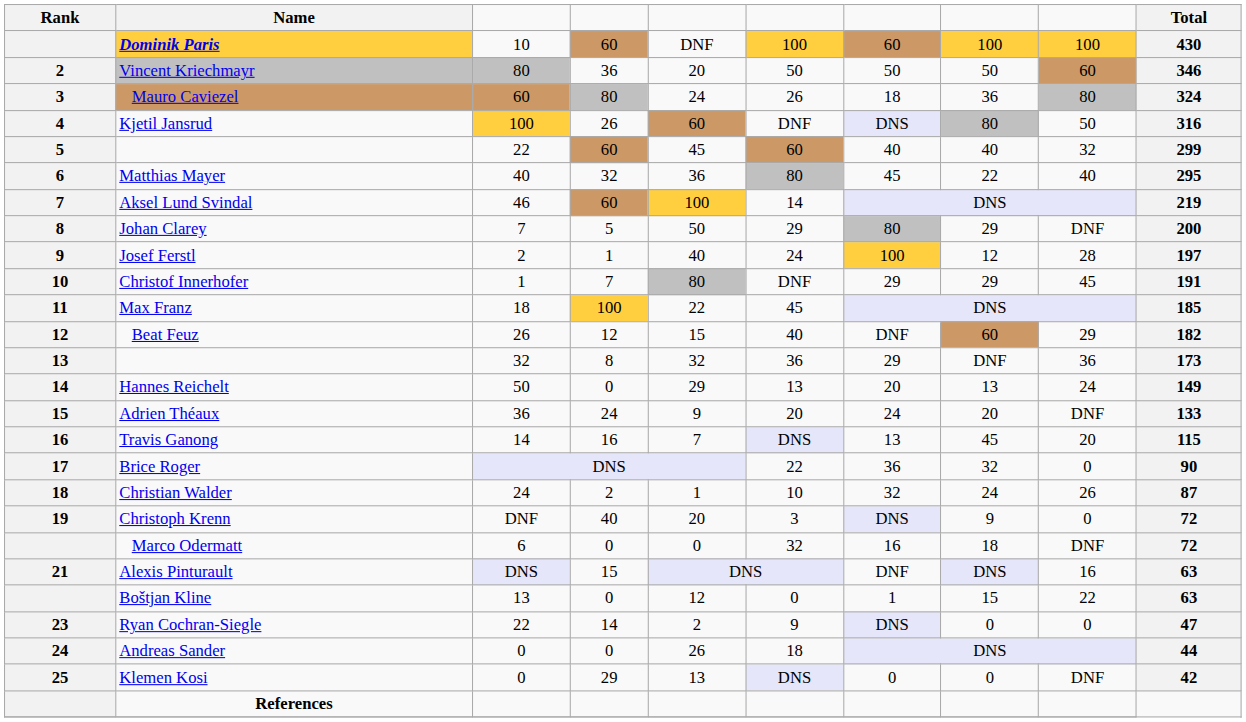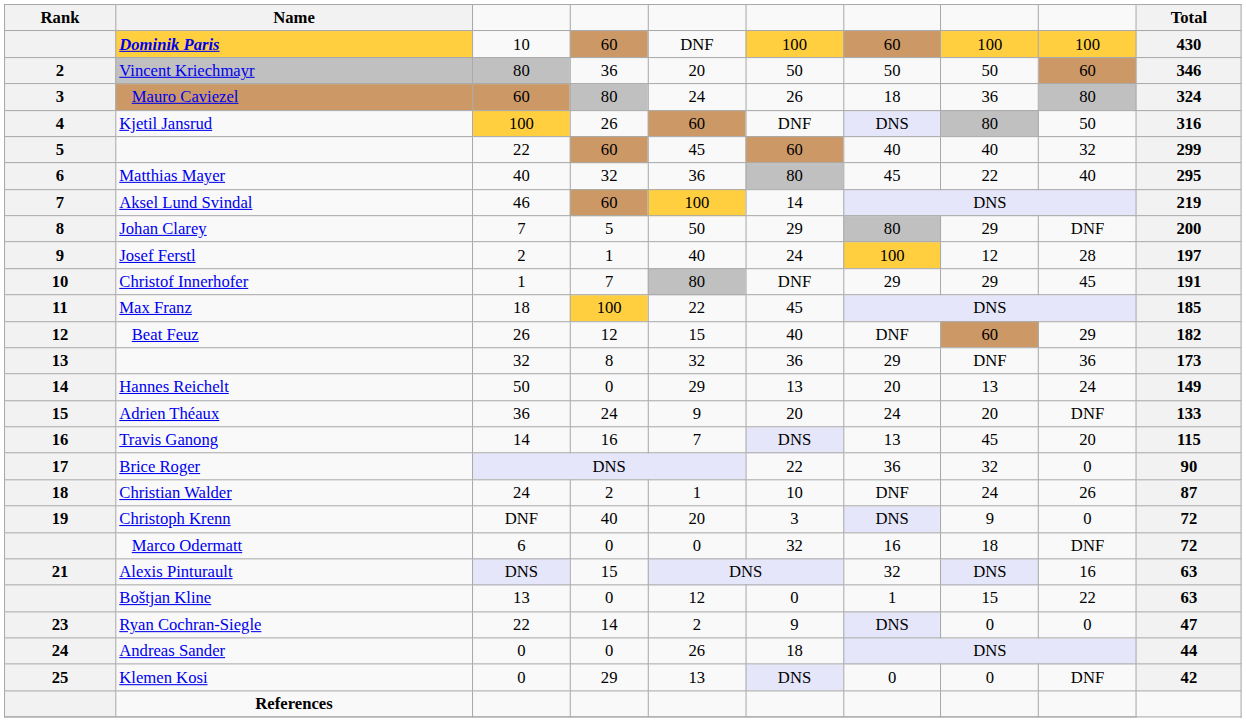(892, 492) 32 -> (892, 492) DNF
(892, 571) DNF -> (892, 571) 32
